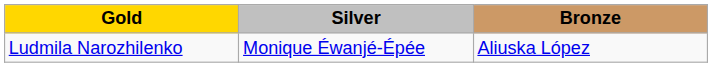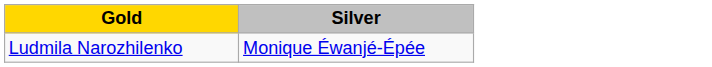- column: (590, 18)
